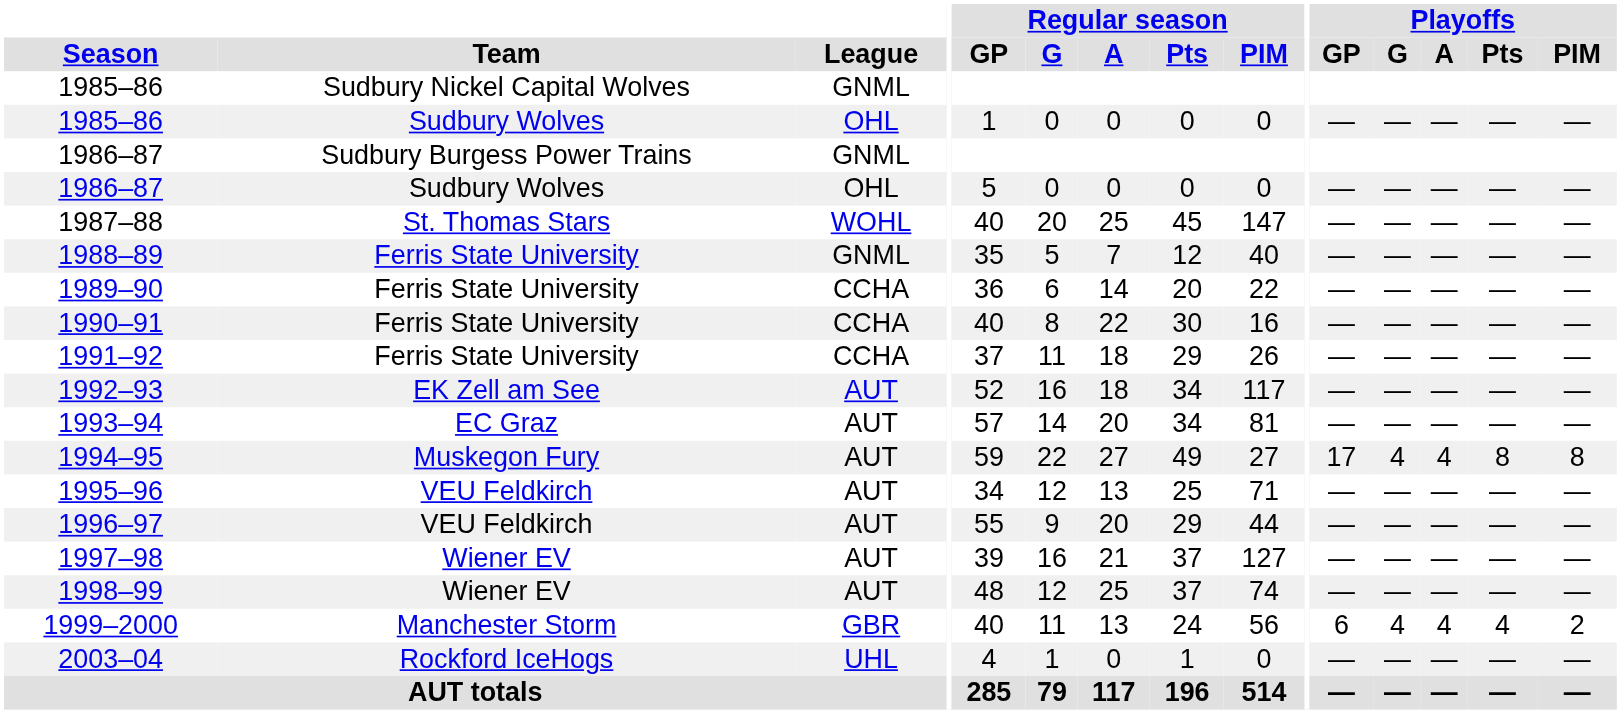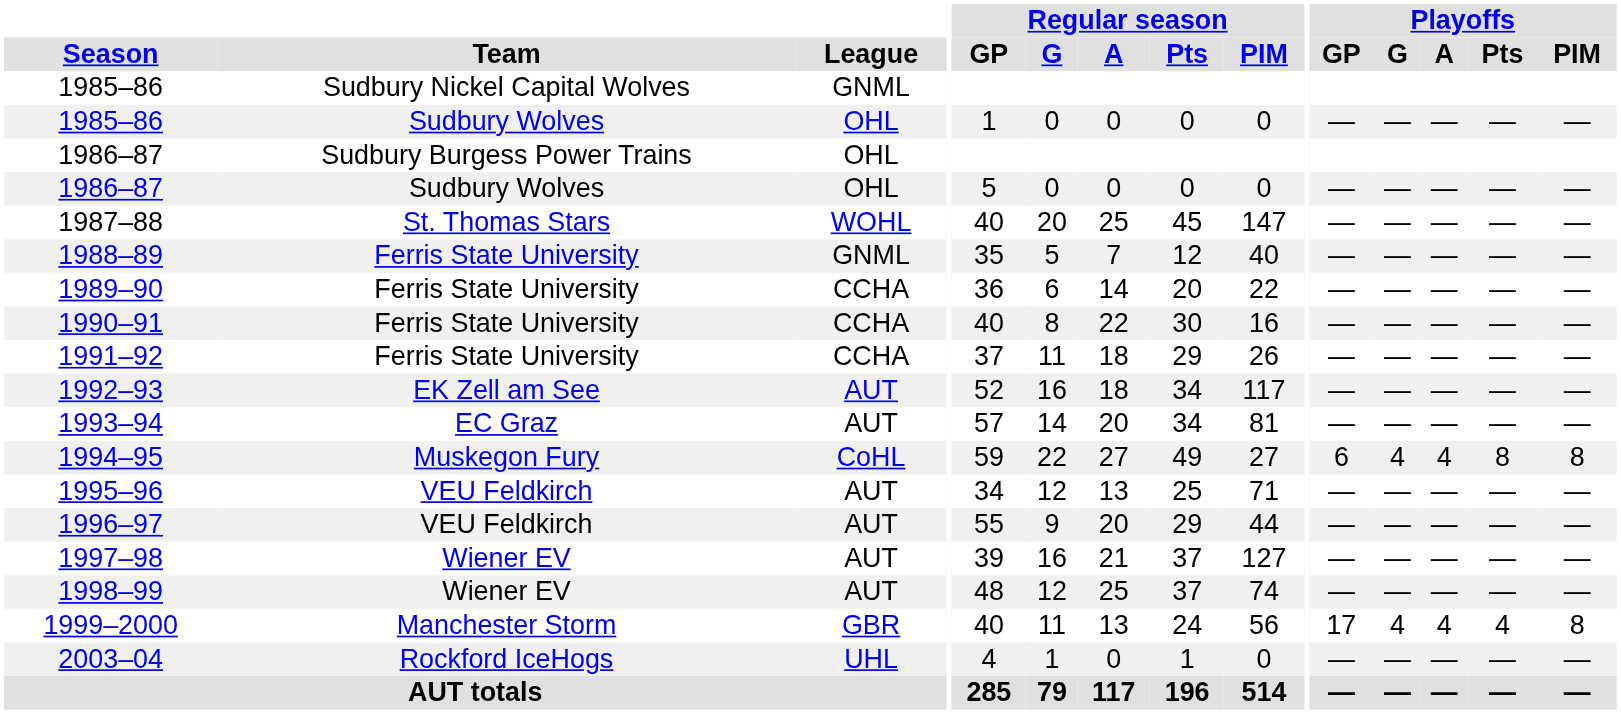(871, 154) GNML -> (871, 154) OHL
(871, 457) AUT -> (871, 457) CoHL
(1341, 457) 17 -> (1341, 457) 6
(1341, 625) 6 -> (1341, 625) 17
(1577, 625) 2 -> (1577, 625) 8
